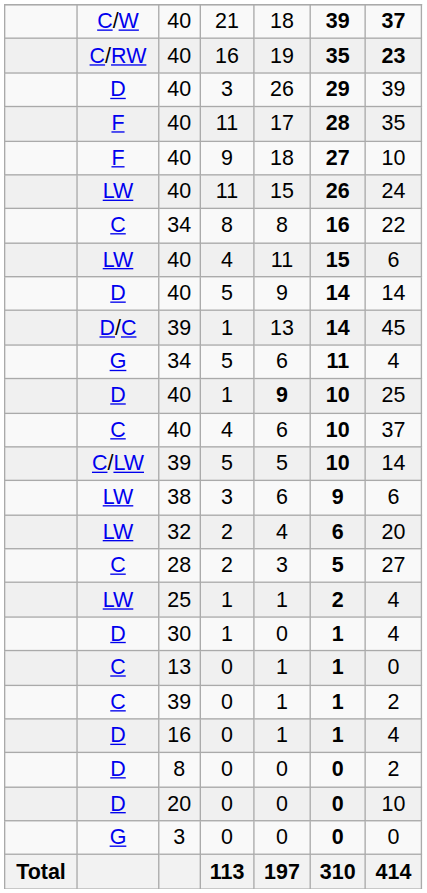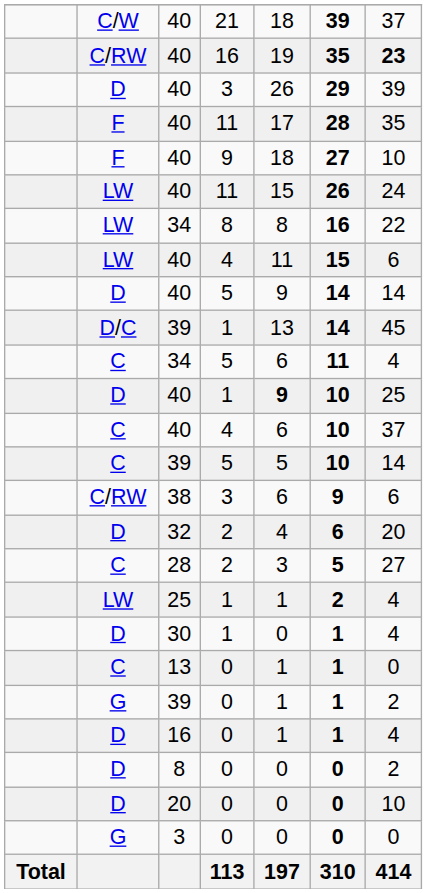(394, 21) bold -> (394, 21) normal
(118, 225) C -> (118, 225) LW
(118, 361) G -> (118, 361) C
(118, 463) C/LW -> (118, 463) C
(118, 497) LW -> (118, 497) C/RW
(118, 531) LW -> (118, 531) D
(118, 701) C -> (118, 701) G
